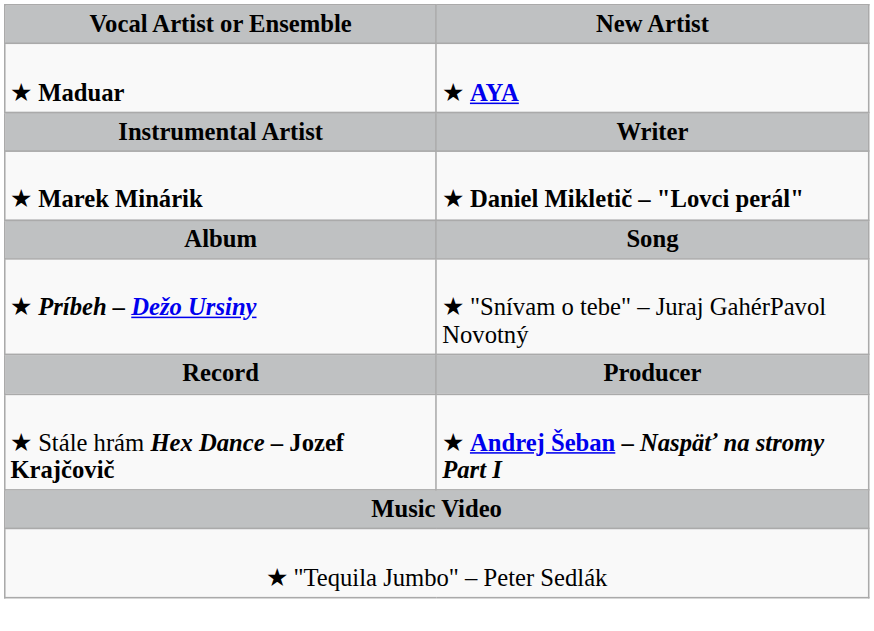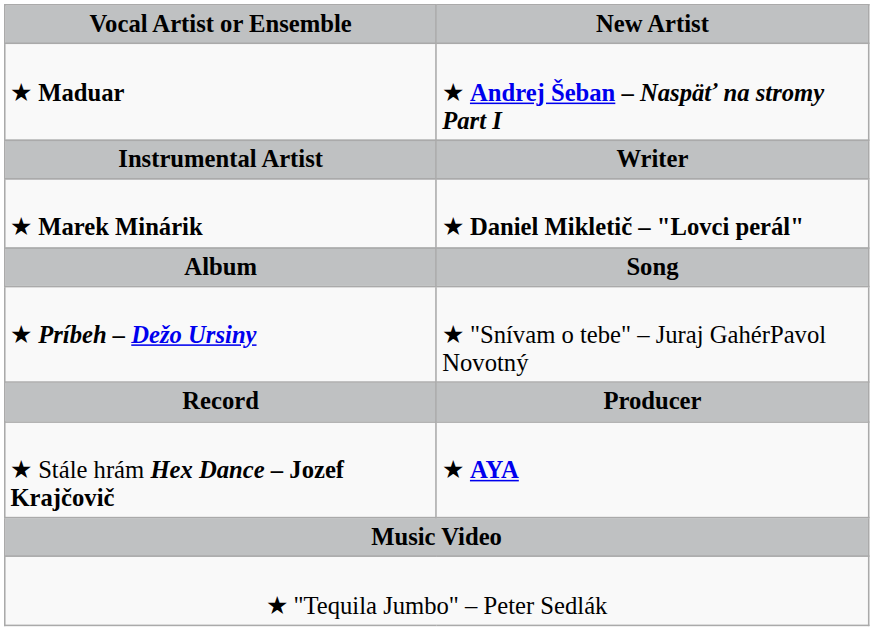(481, 92) ★ AYA -> (633, 106) ★ Andrej Šeban – Naspäť na stromy Part I
(633, 456) ★ Andrej Šeban – Naspäť na stromy Part I -> (481, 470) ★ AYA
